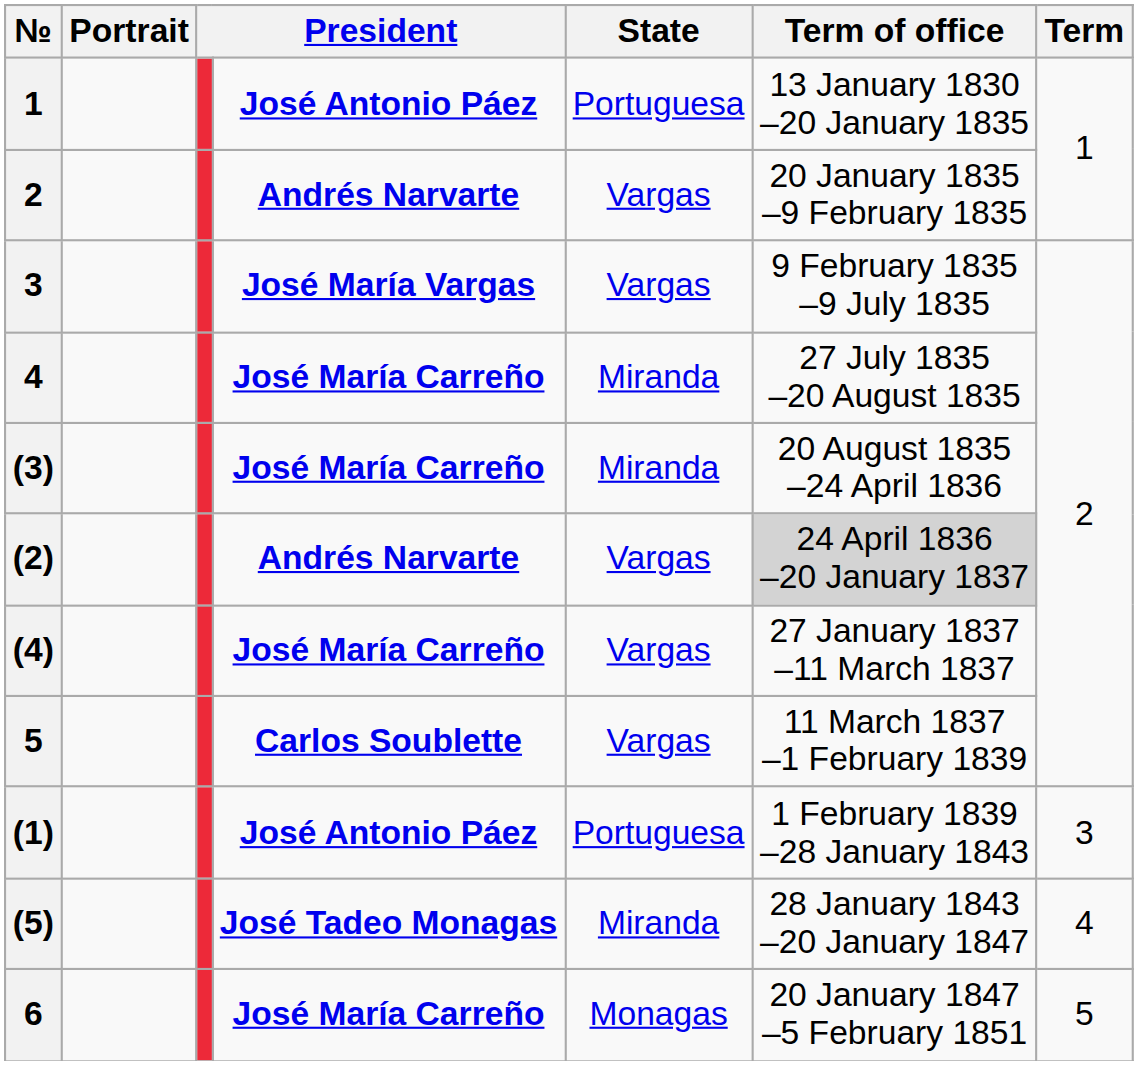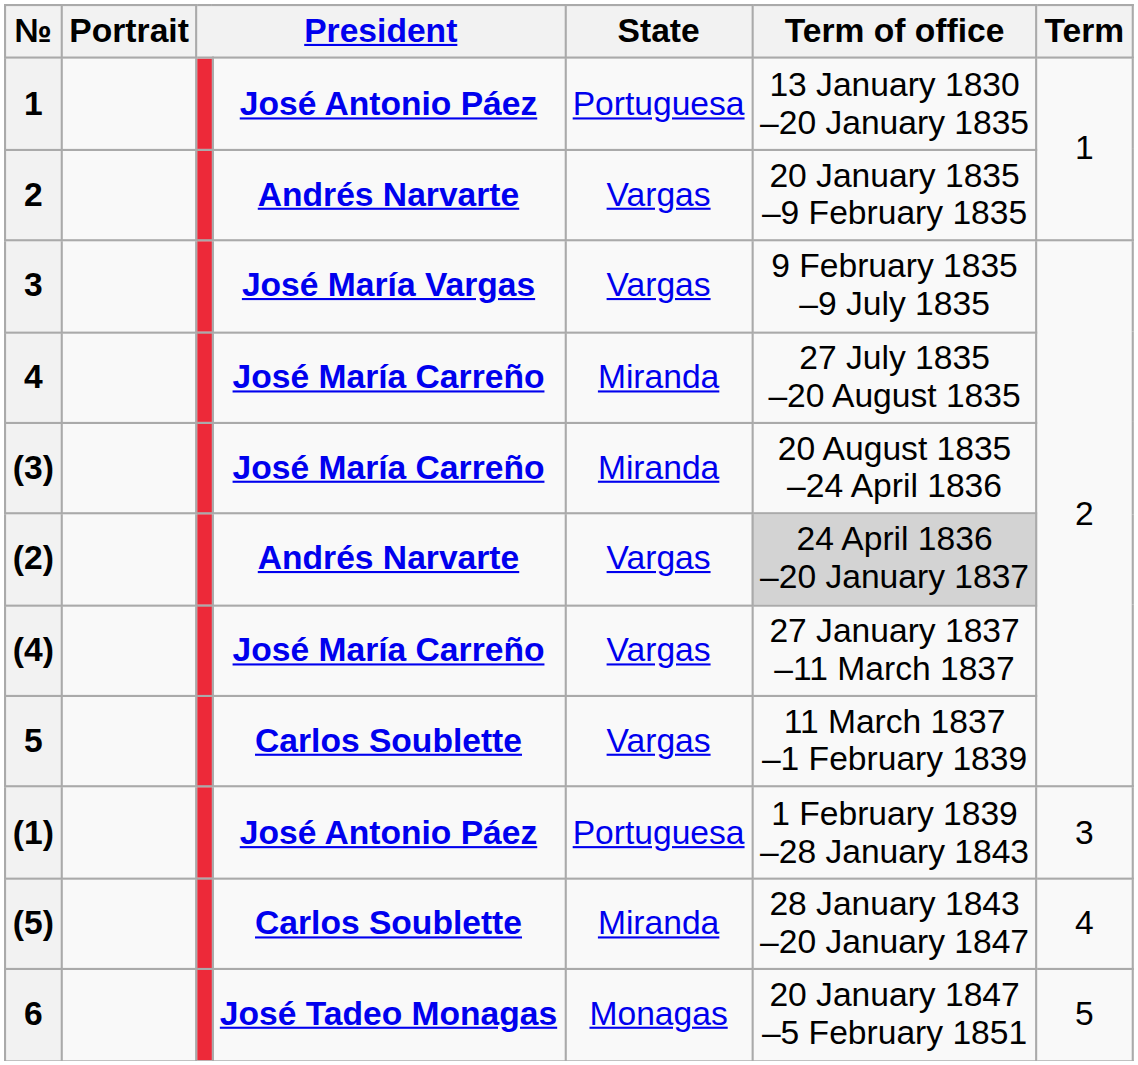(389, 923) José Tadeo Monagas -> (389, 923) Carlos Soublette
(389, 1014) José María Carreño -> (389, 1014) José Tadeo Monagas
